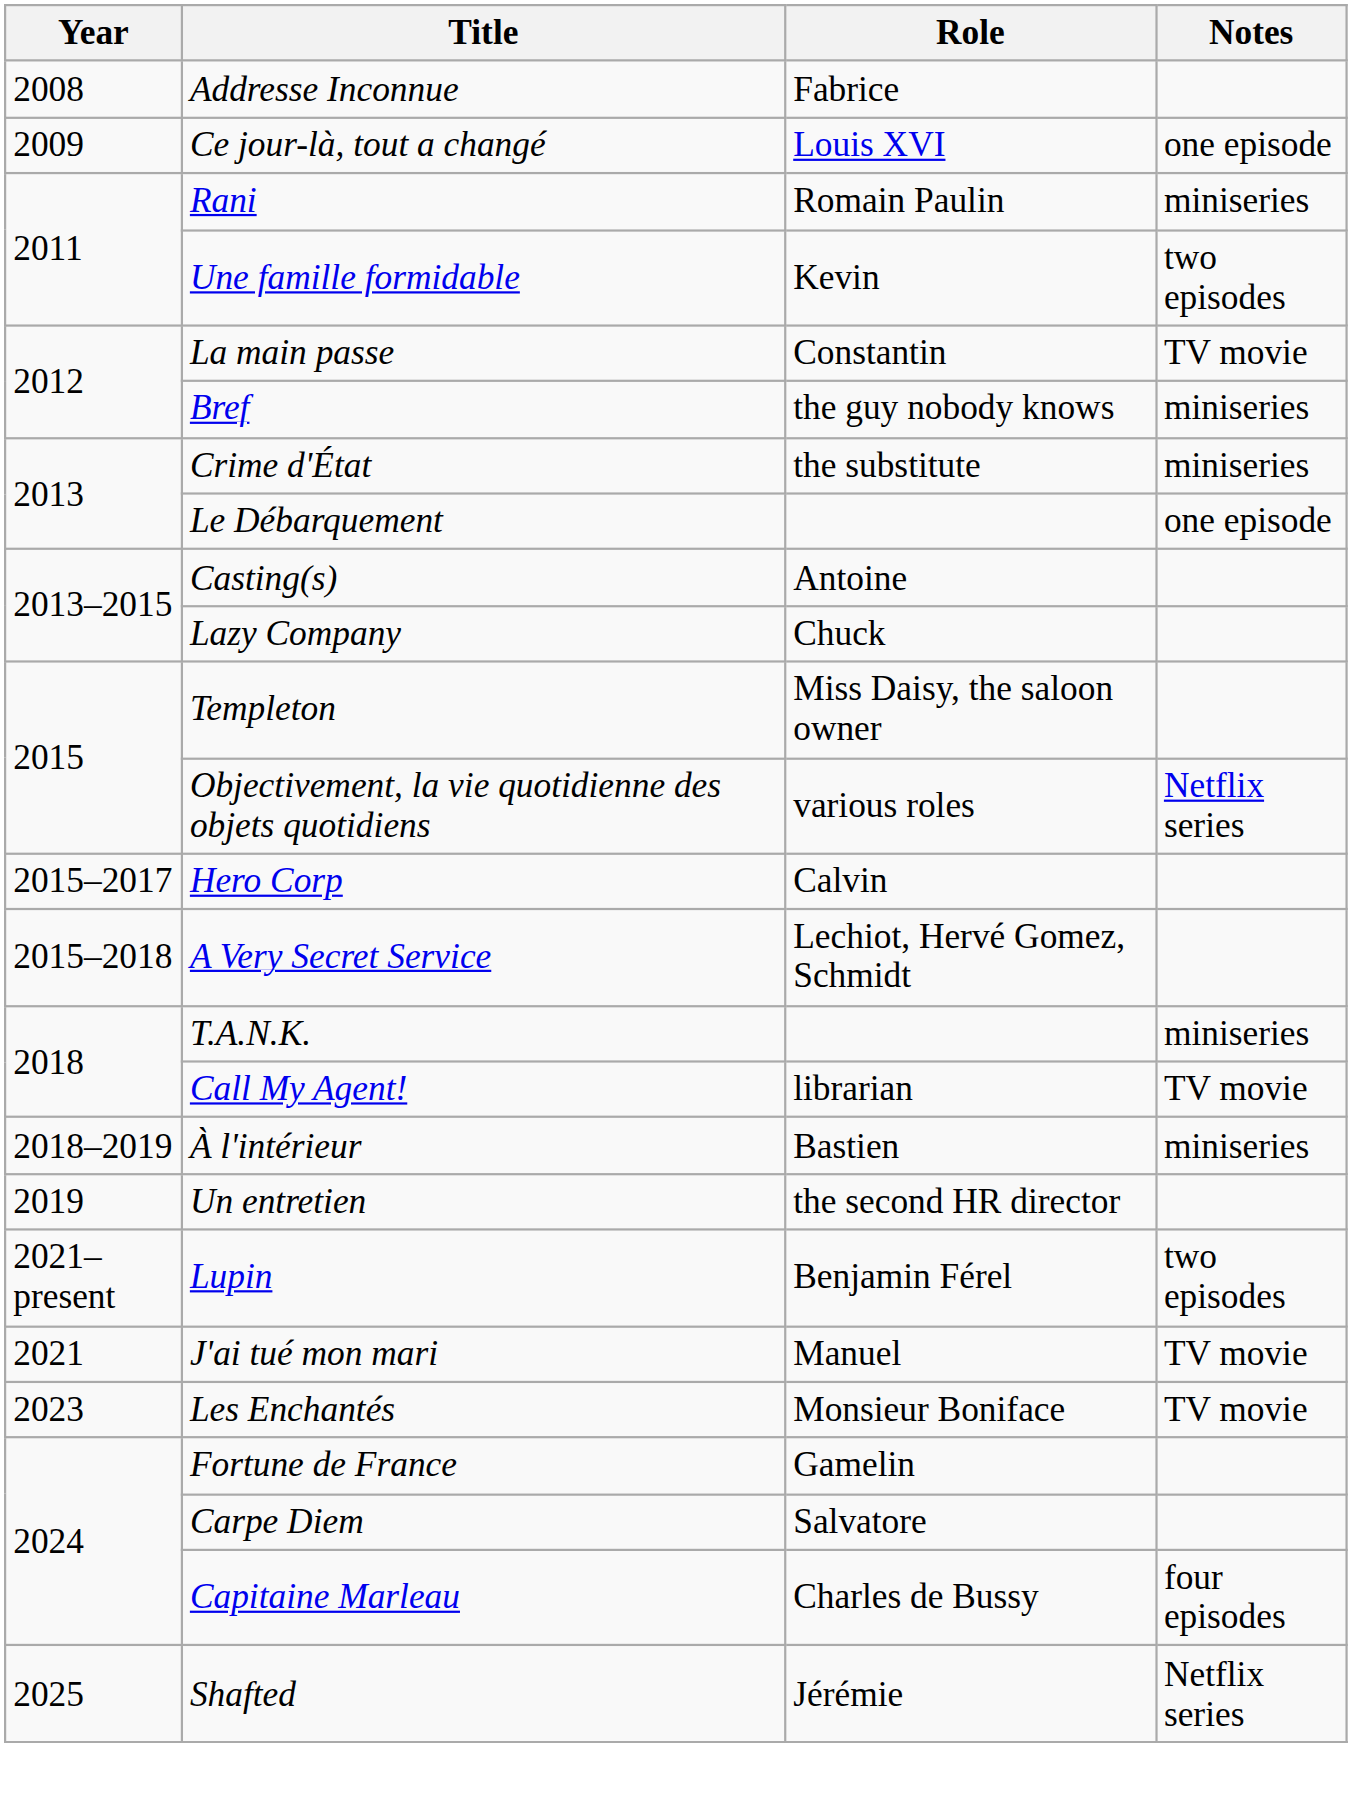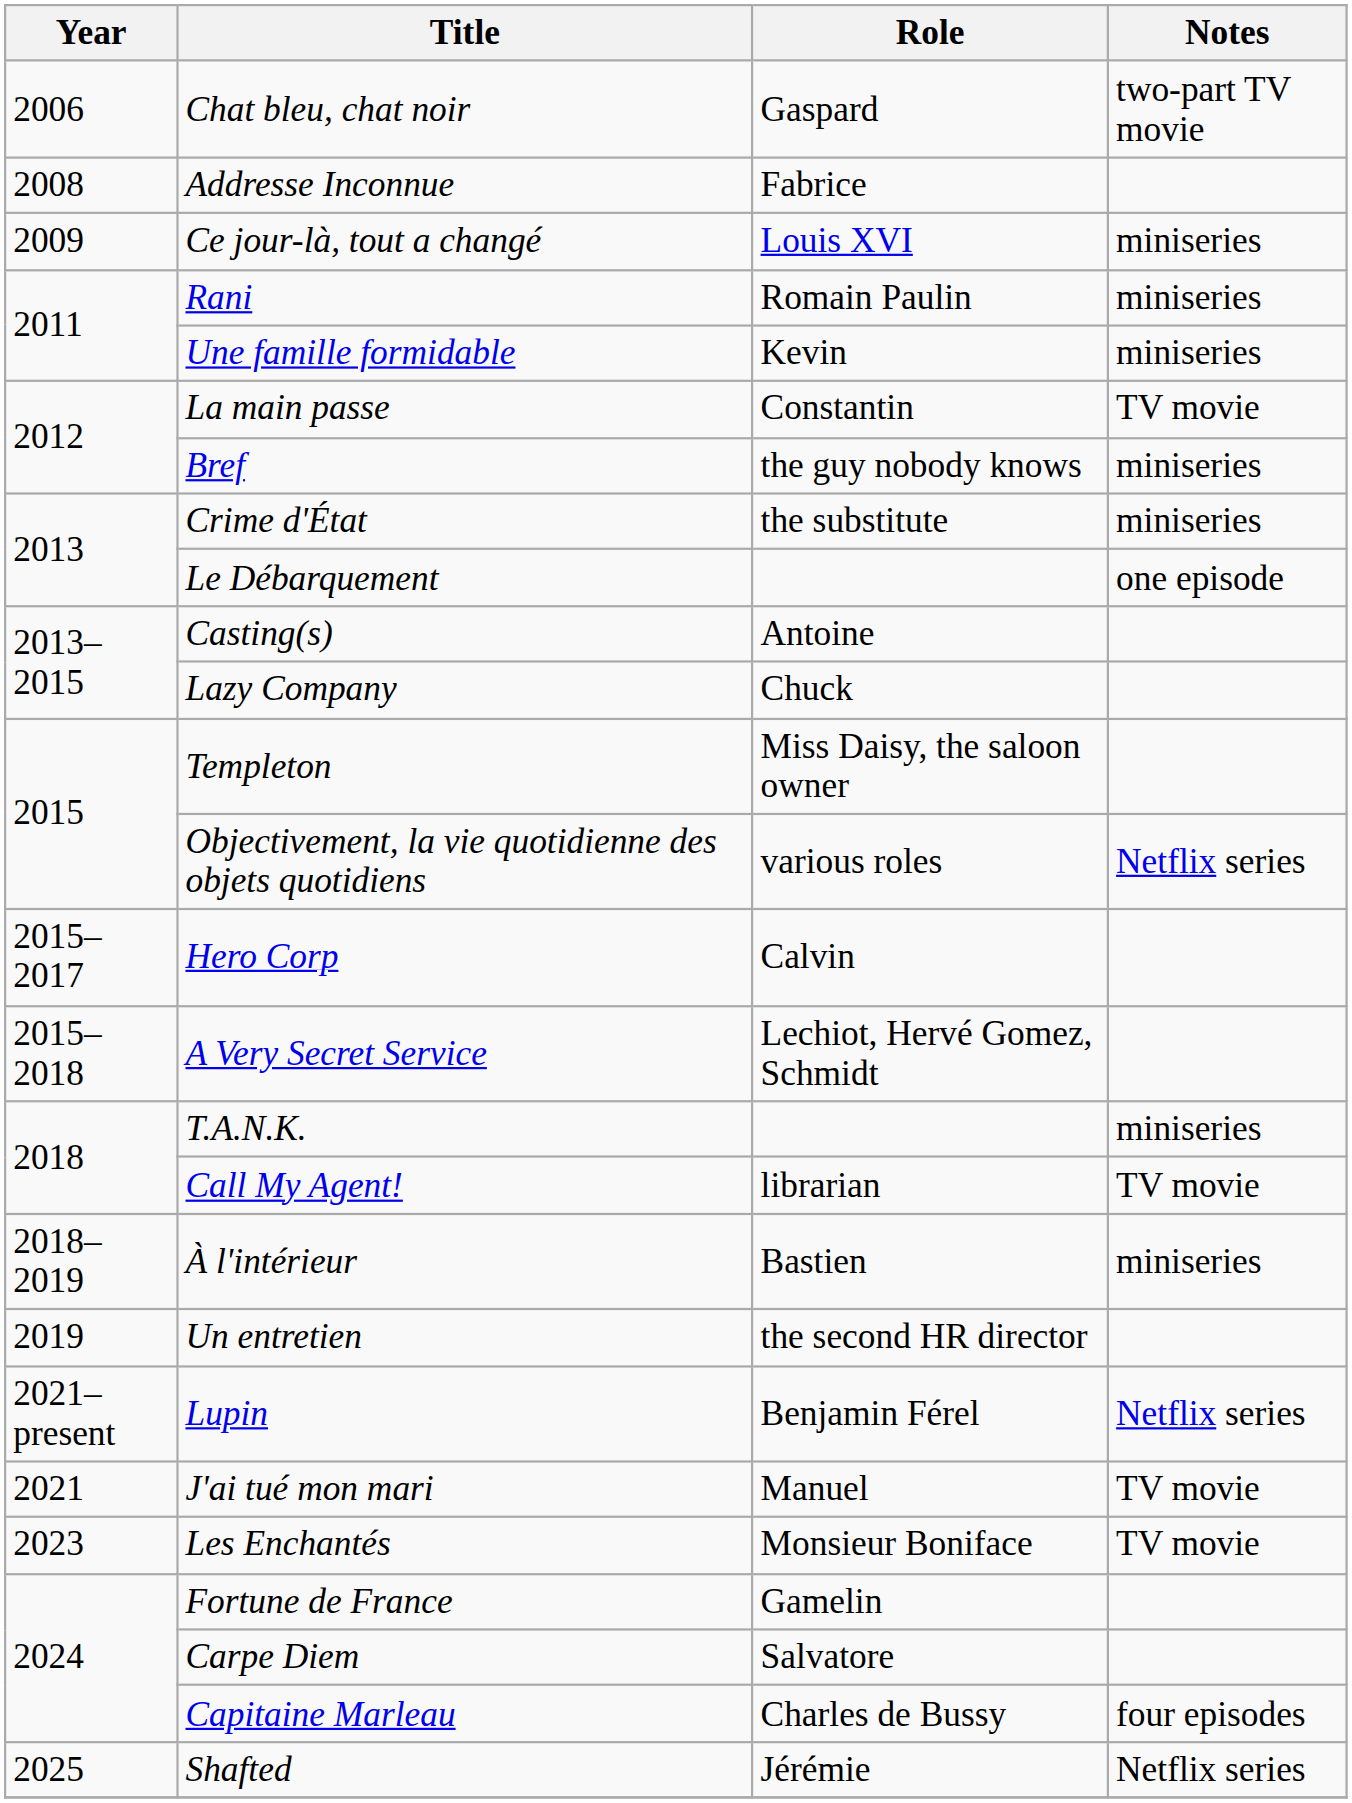+ row: (328, 108)
(1248, 144) one episode -> (1189, 240) miniseries
(1225, 276) two episodes -> (1189, 352) miniseries
(1225, 1277) two episodes -> (1211, 1412) Netflix series
